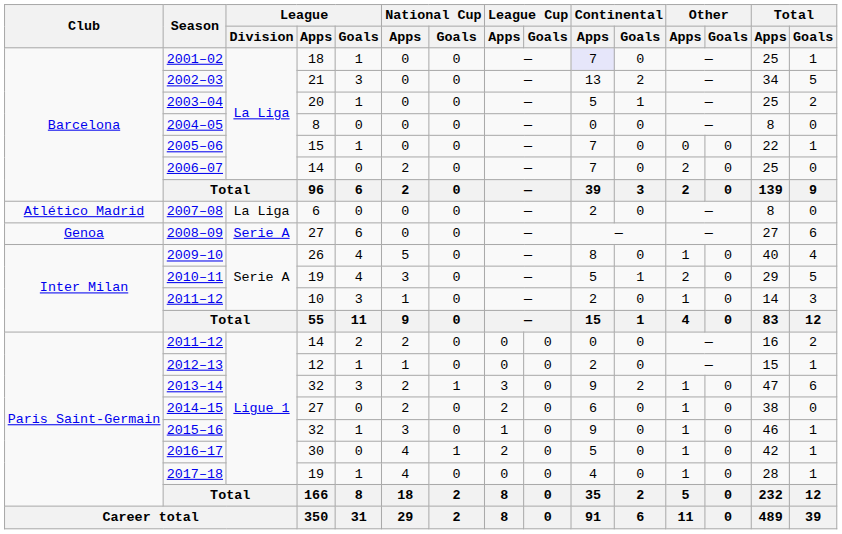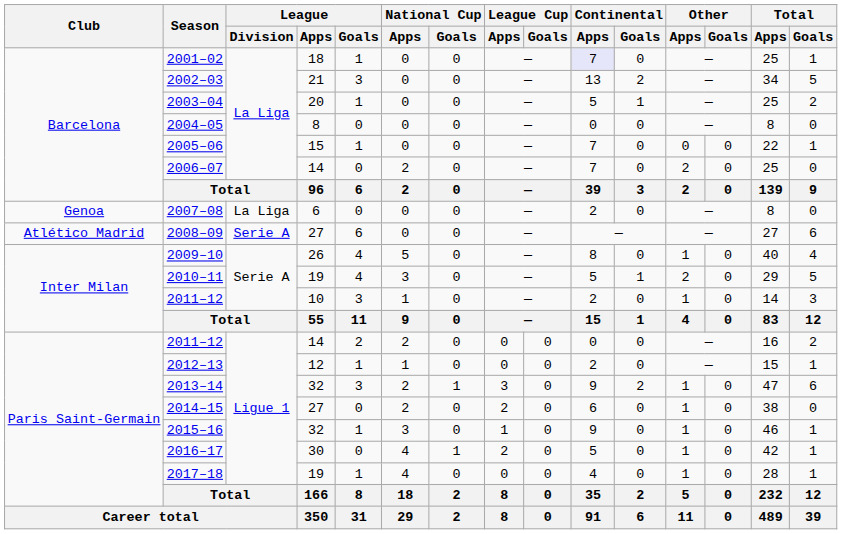(84, 212) Atlético Madrid -> (84, 212) Genoa
(84, 234) Genoa -> (84, 234) Atlético Madrid
